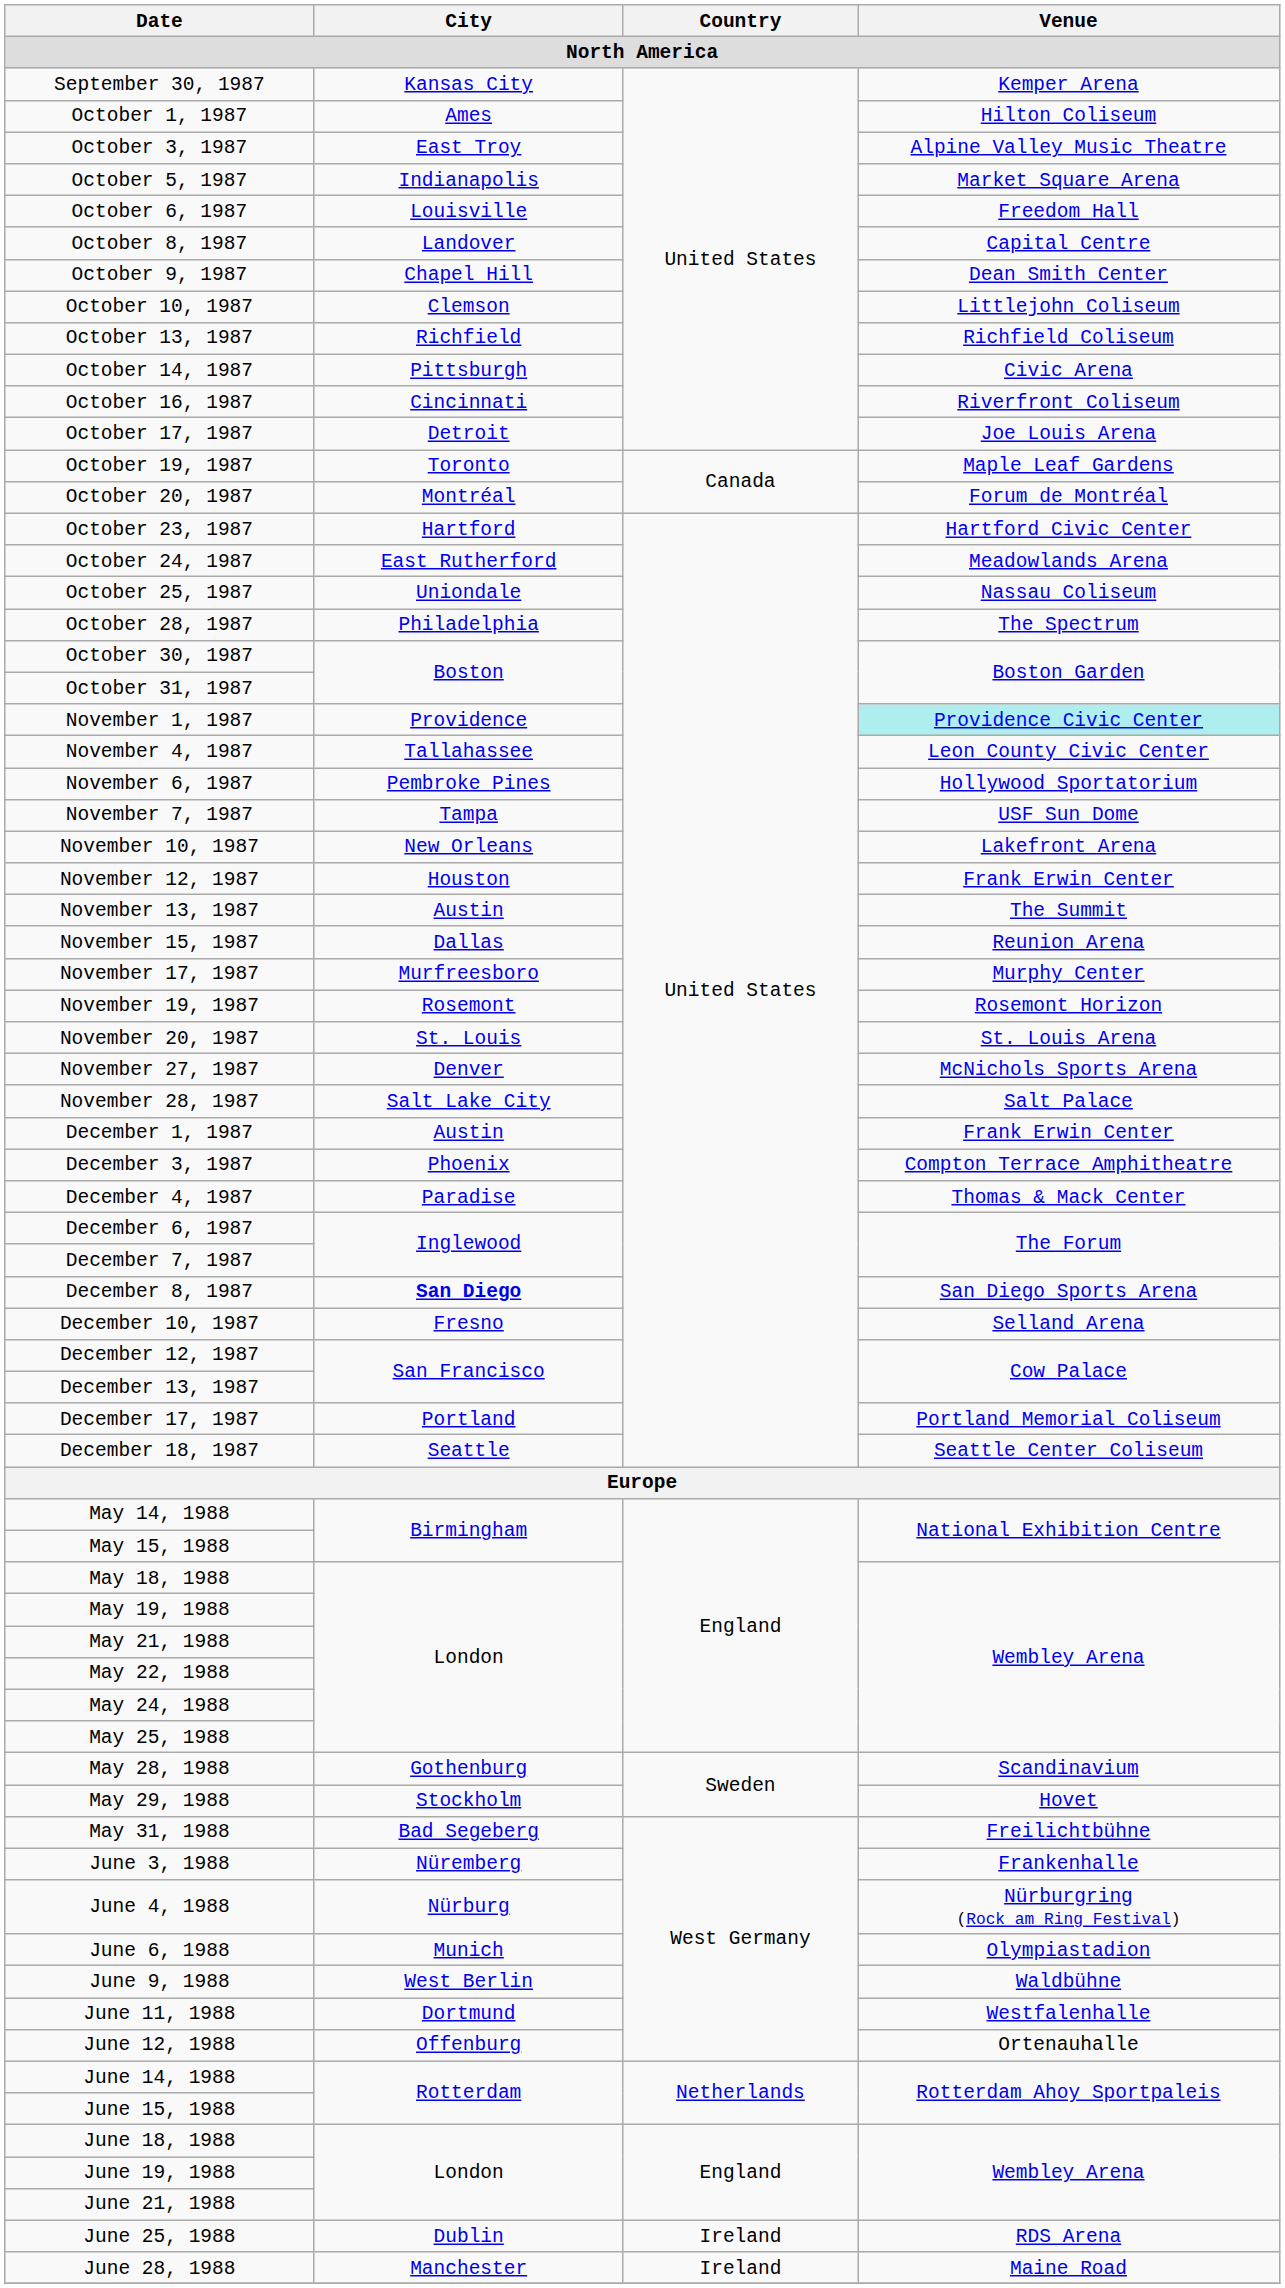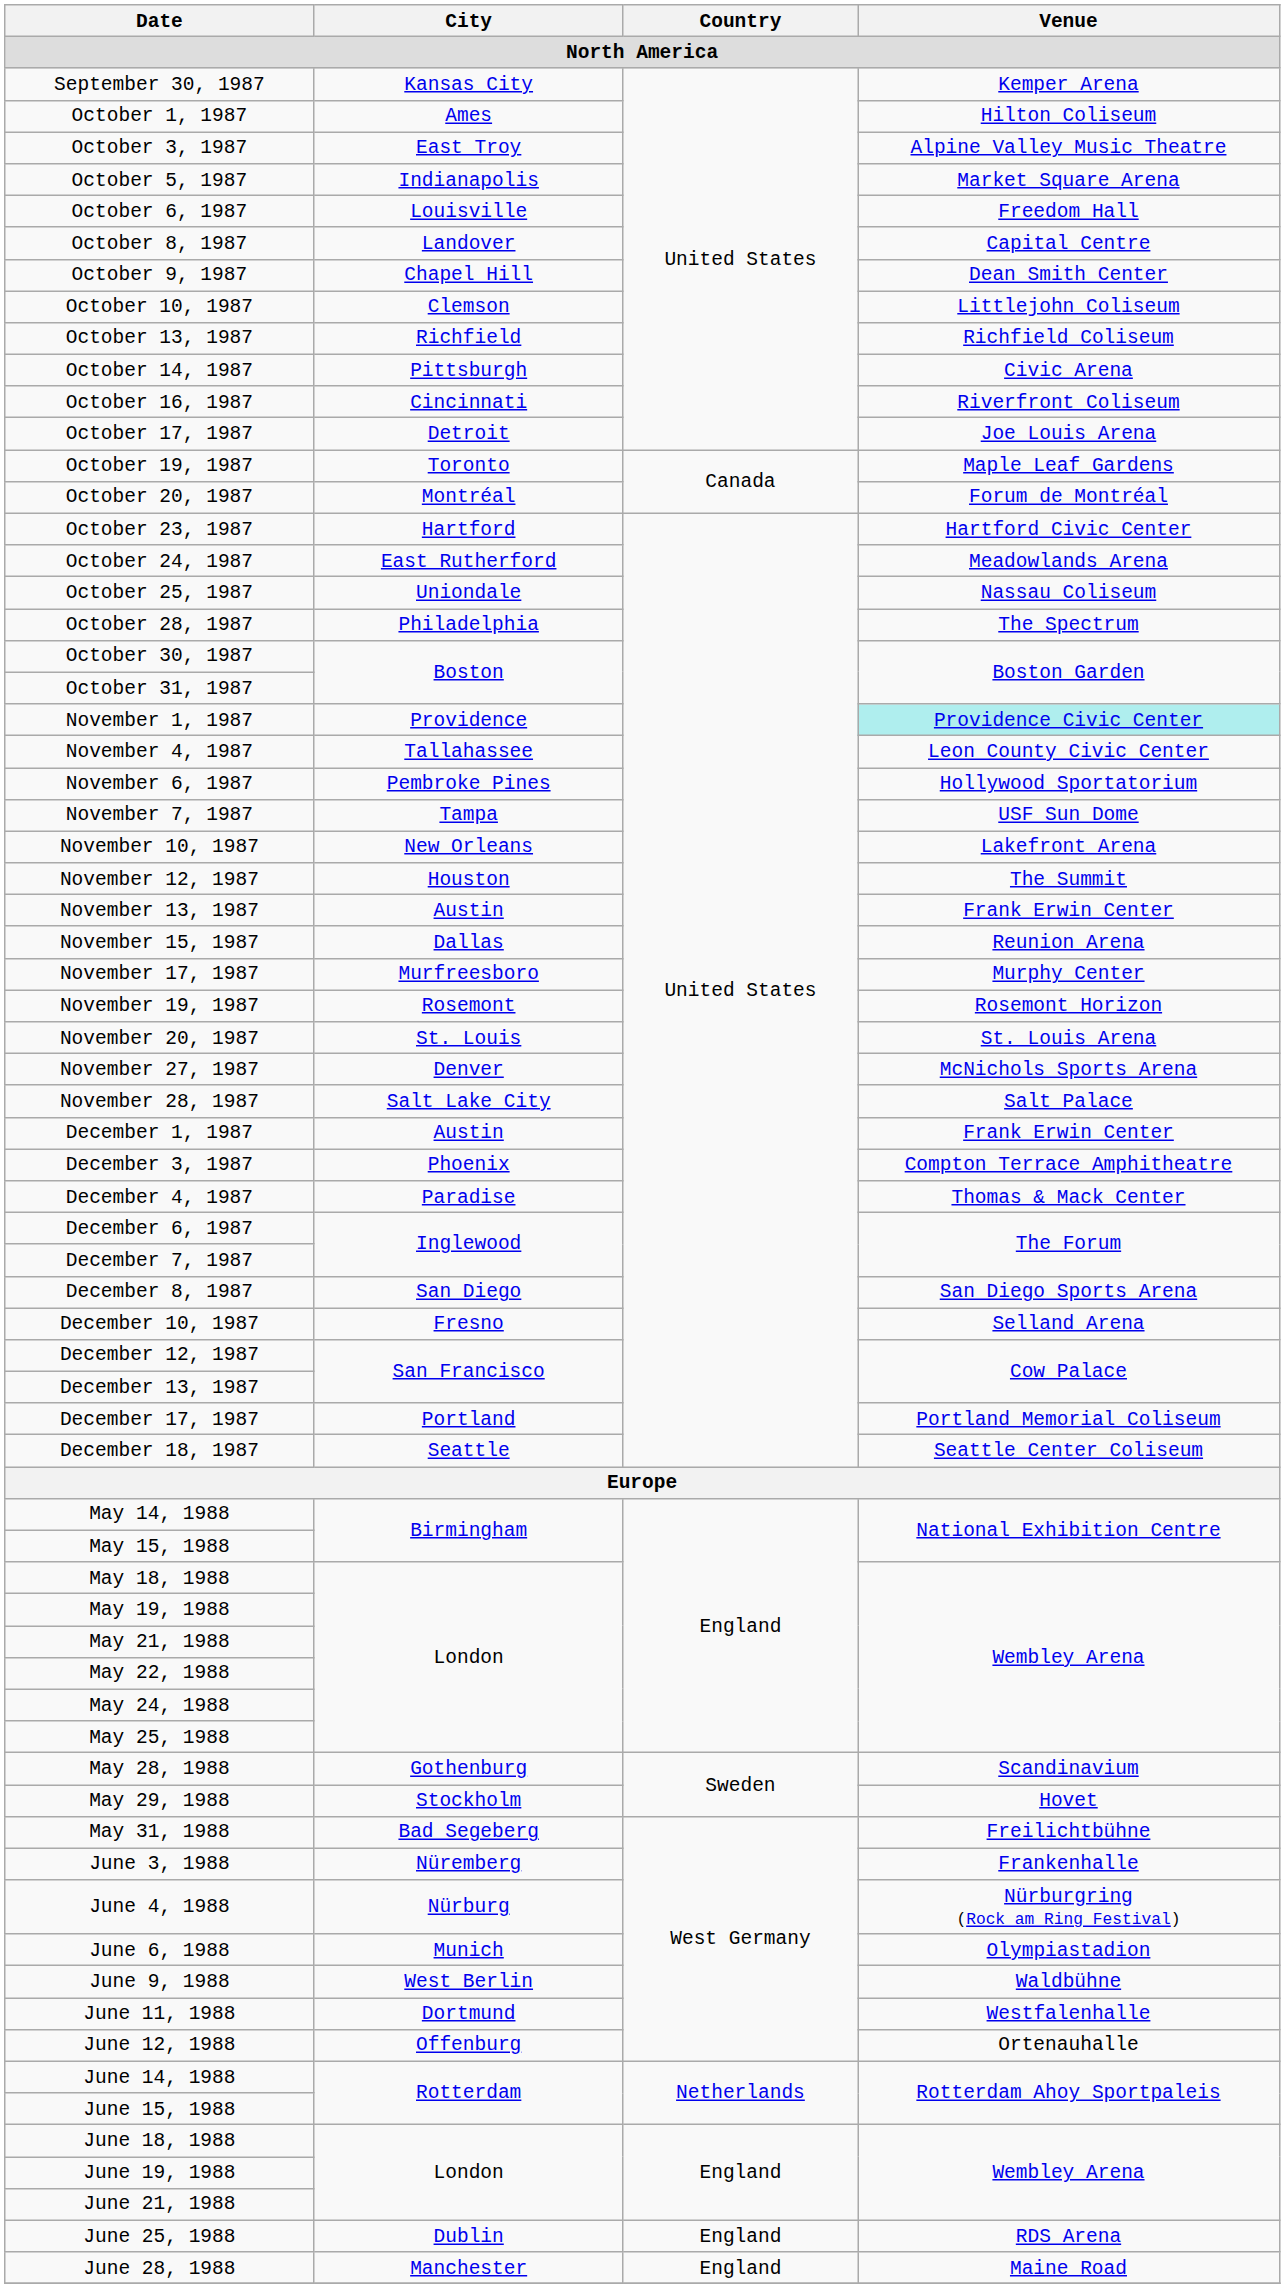(1068, 879) Frank Erwin Center -> (1068, 879) The Summit
(1068, 911) The Summit -> (1068, 911) Frank Erwin Center
(469, 1292) bold -> (469, 1292) normal
(740, 2236) Ireland -> (740, 2236) England
(740, 2268) Ireland -> (740, 2268) England
